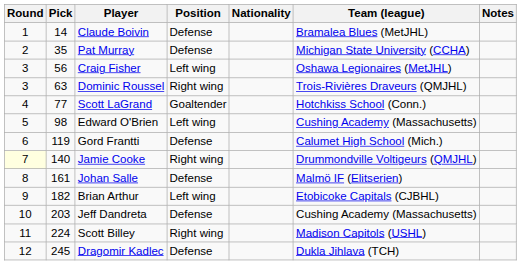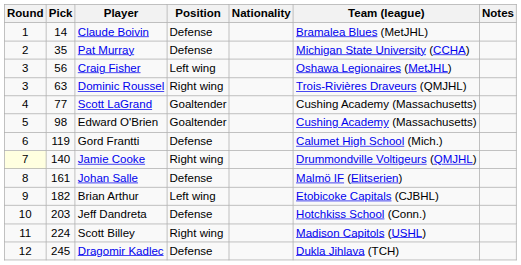(361, 104) Hotchkiss School (Conn.) -> (386, 104) Cushing Academy (Massachusetts)
(193, 123) Left wing -> (198, 123) Goaltender
(386, 214) Cushing Academy (Massachusetts) -> (361, 214) Hotchkiss School (Conn.)
